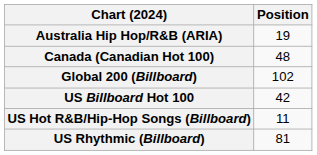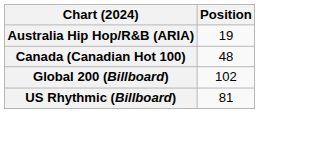- row: (129, 98)
- row: (129, 118)
